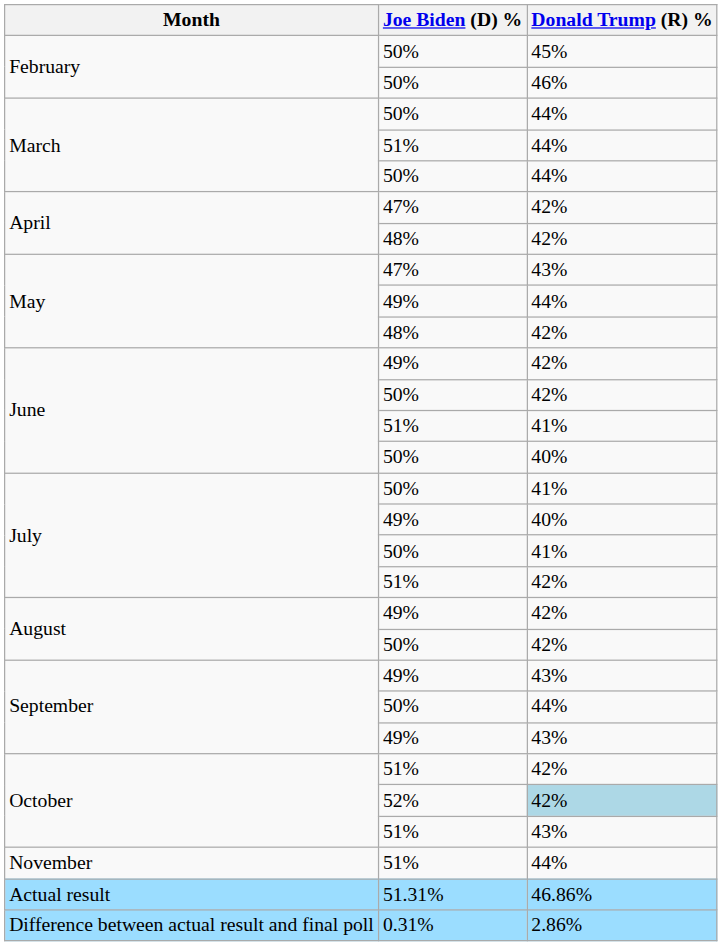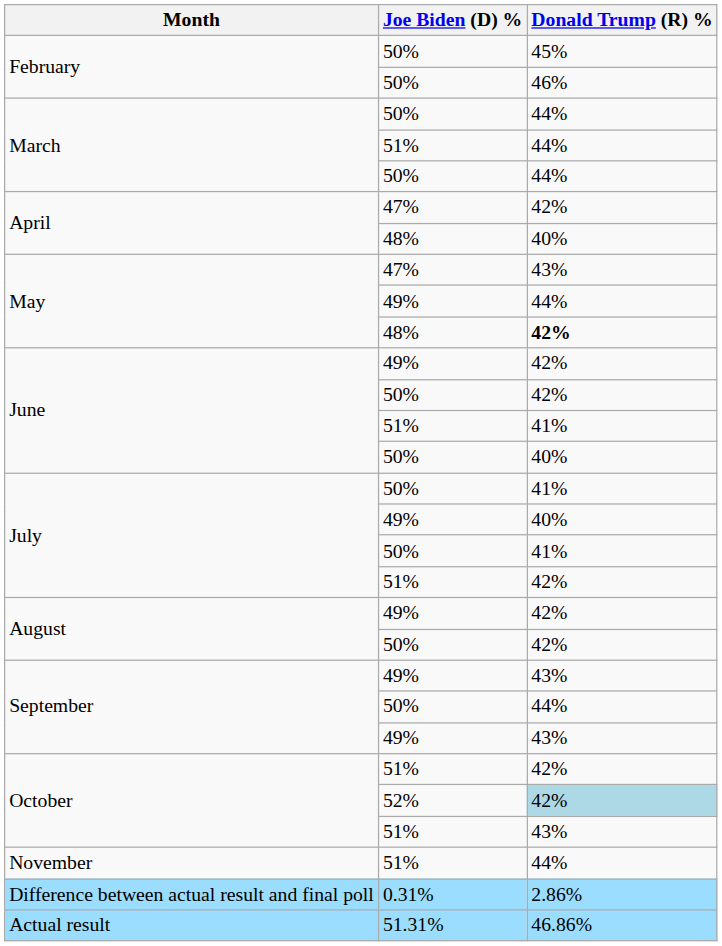(549, 238) 42% -> (549, 238) 40%
(549, 332) normal -> (551, 332) bold
rows swapped: (60, 894) <-> (191, 925)
